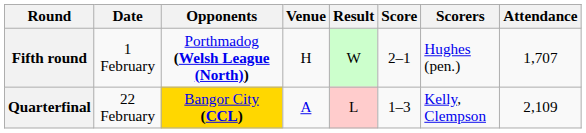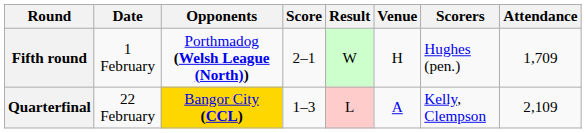columns swapped: (306, 16) <-> (399, 16)
(540, 57) 1,707 -> (540, 57) 1,709
